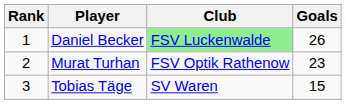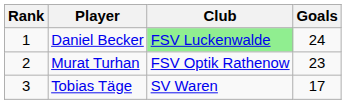(317, 39) 26 -> (317, 39) 24
(317, 87) 15 -> (317, 87) 17
